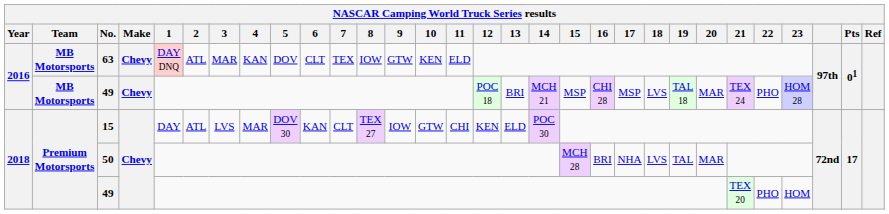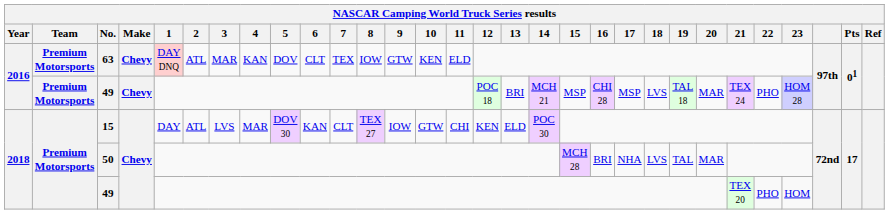(65, 59) MB Motorsports -> (65, 59) Premium Motorsports
(65, 93) MB Motorsports -> (65, 93) Premium Motorsports
